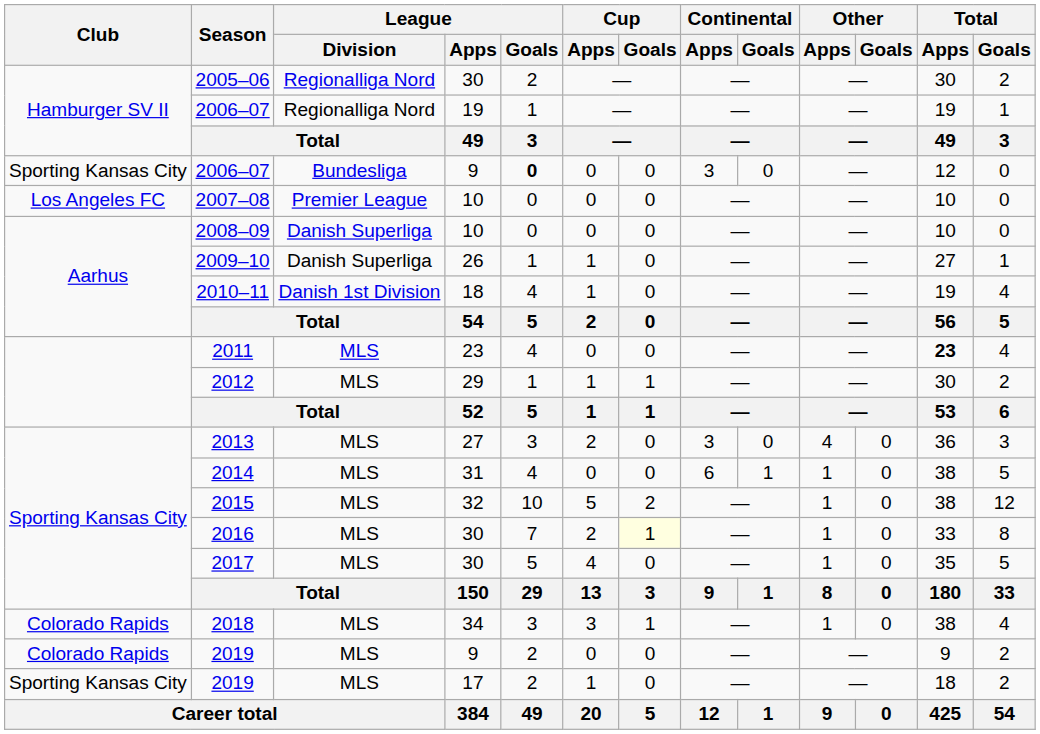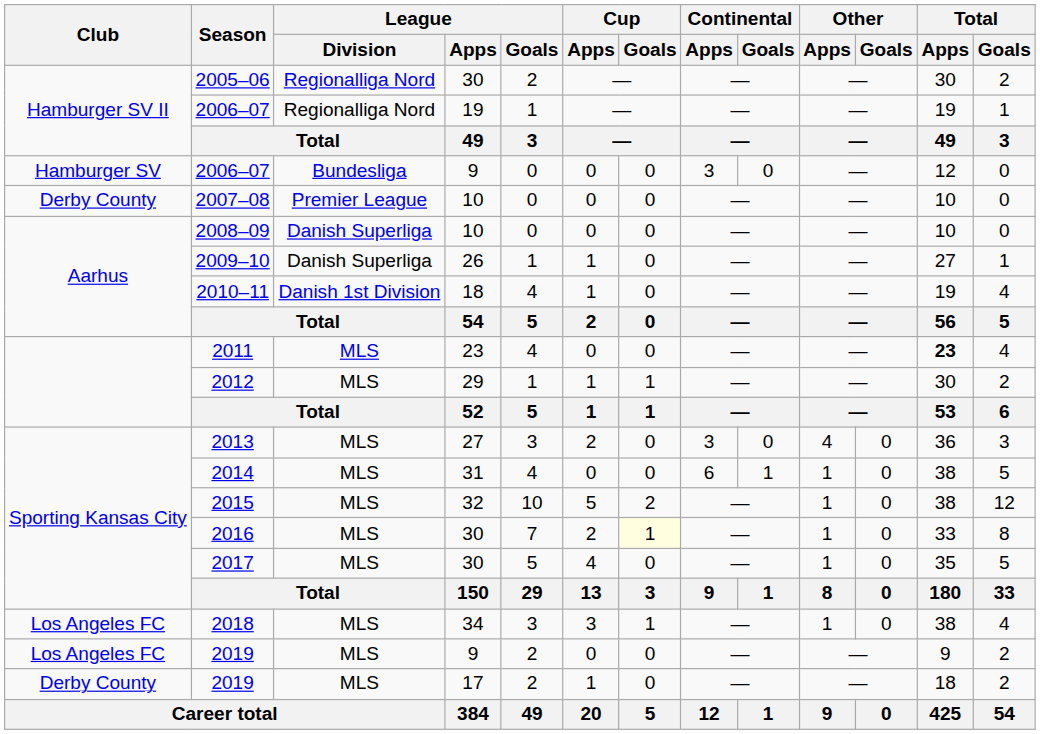(98, 170) Sporting Kansas City -> (98, 170) Hamburger SV
(532, 170) bold -> (532, 170) normal
(98, 200) Los Angeles FC -> (98, 200) Derby County
(98, 623) Colorado Rapids -> (98, 623) Los Angeles FC
(98, 653) Colorado Rapids -> (98, 653) Los Angeles FC
(98, 683) Sporting Kansas City -> (98, 683) Derby County
